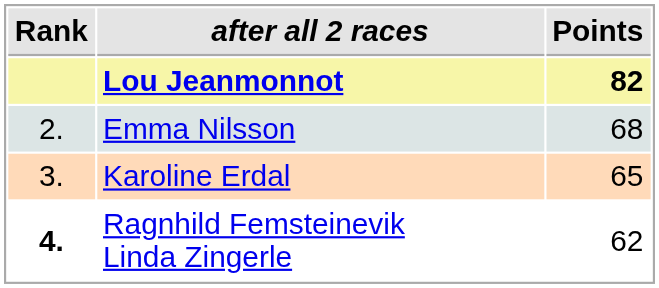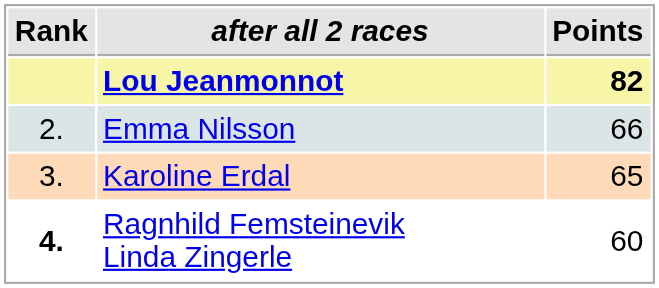(627, 129) 68 -> (627, 129) 66
(627, 241) 62 -> (627, 241) 60
